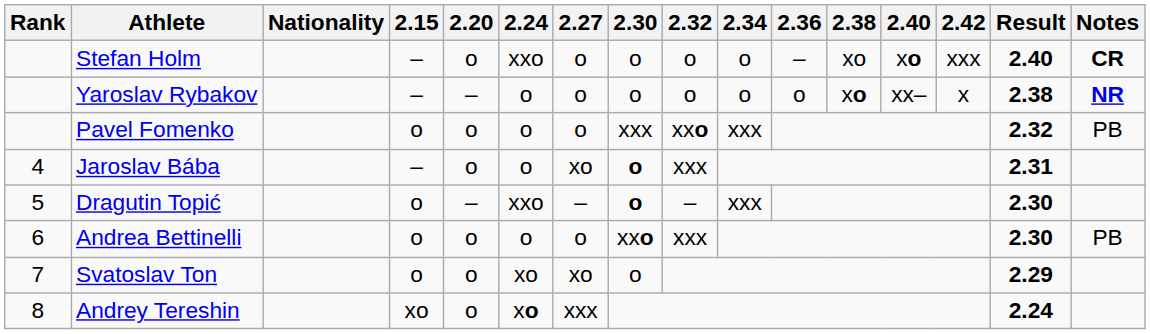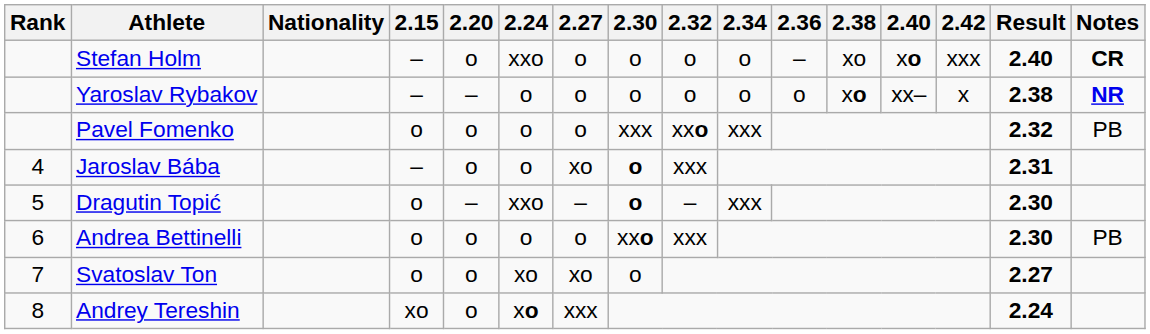(1031, 274) 2.29 -> (1031, 274) 2.27
